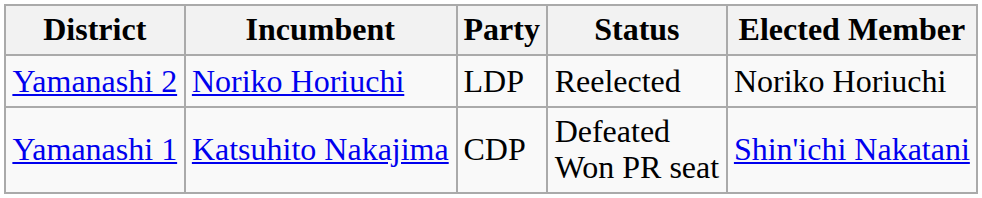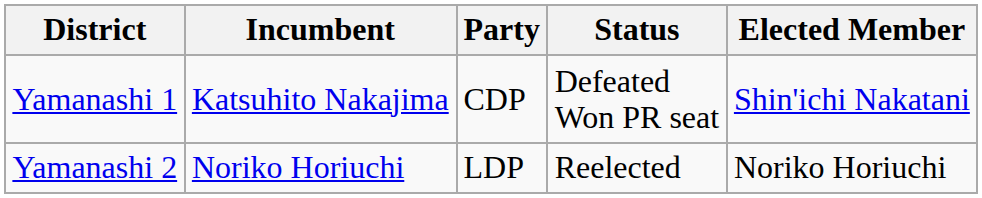rows swapped: (95, 149) <-> (95, 80)
